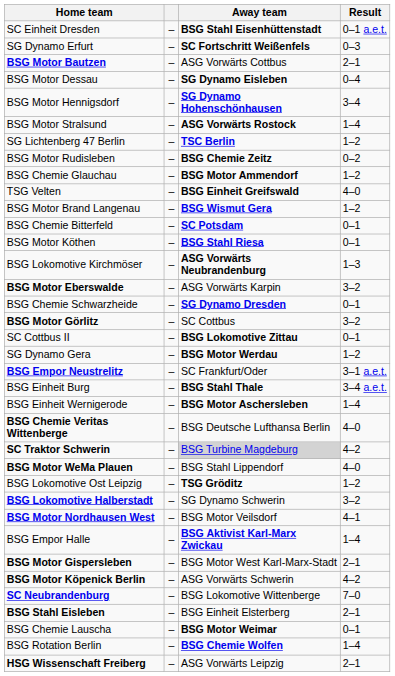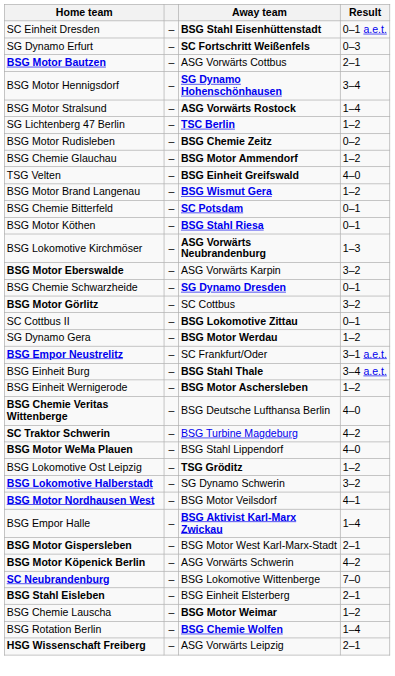- row: (52, 79)
(352, 405) 1–4 -> (352, 388) 1–2
(239, 450) lightgrey background -> (239, 433) no background
(352, 629) 0–1 -> (352, 613) 1–2
